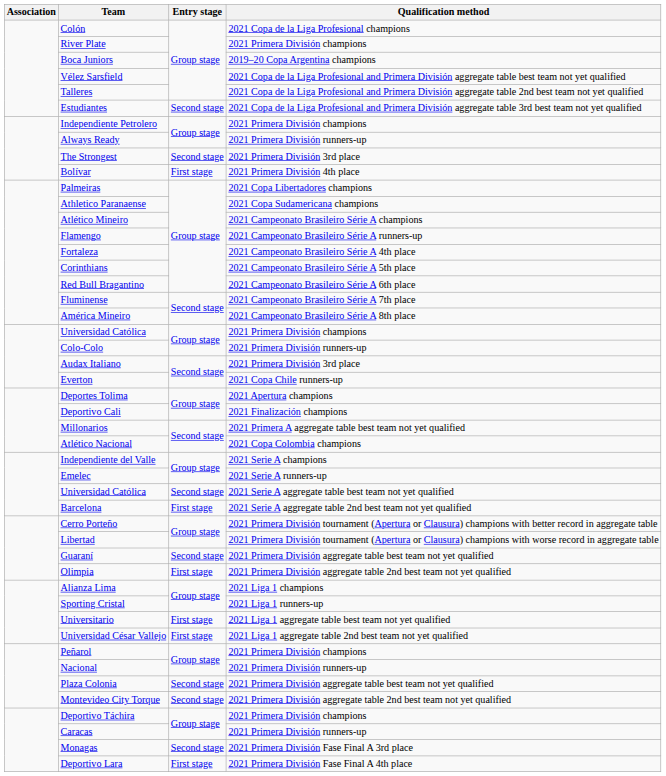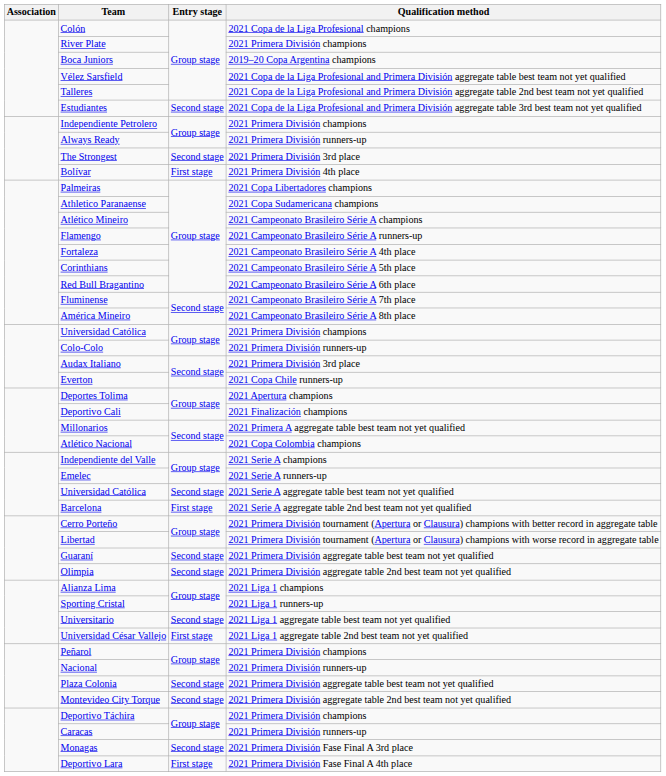(192, 572) First stage -> (197, 572) Second stage
(192, 619) First stage -> (197, 619) Second stage
